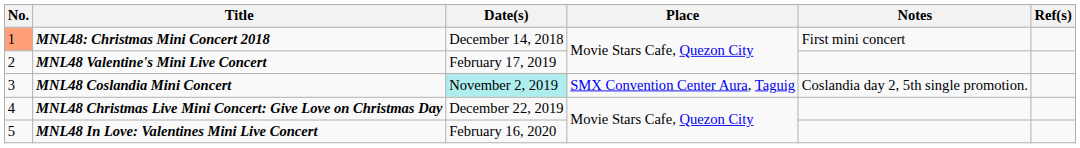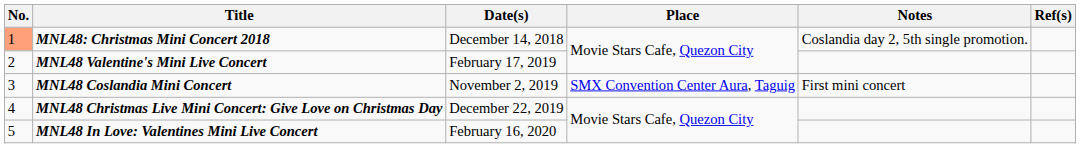(854, 39) First mini concert -> (915, 39) Coslandia day 2, 5th single promotion.
(504, 85) paleturquoise background -> (504, 85) no background
(915, 85) Coslandia day 2, 5th single promotion. -> (854, 85) First mini concert
